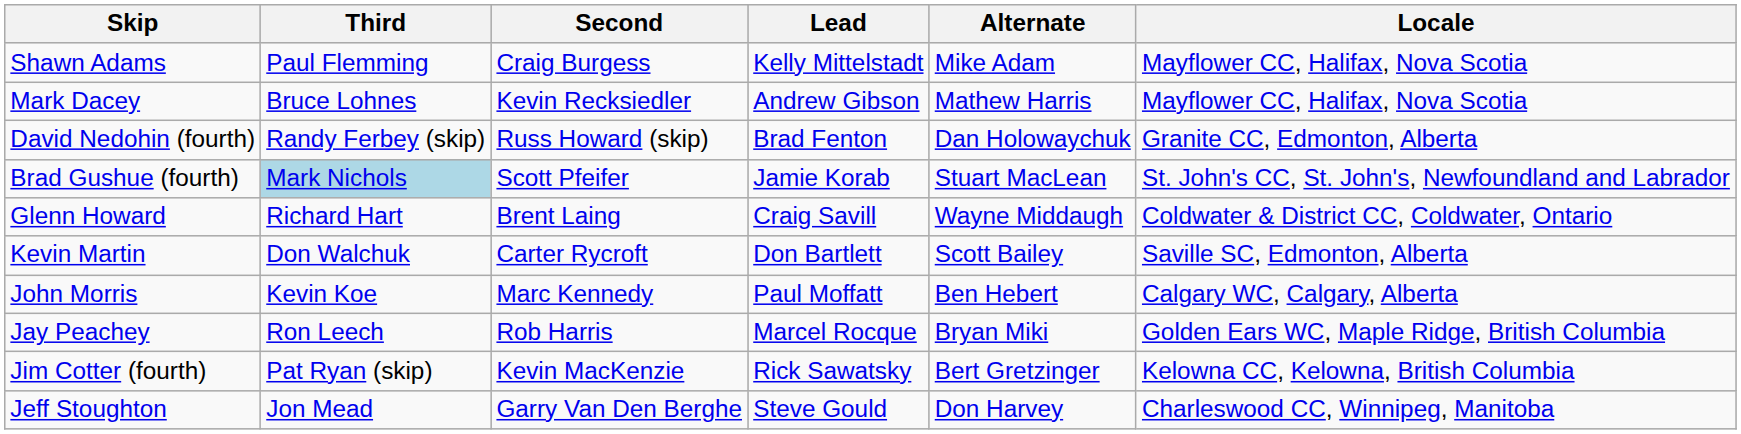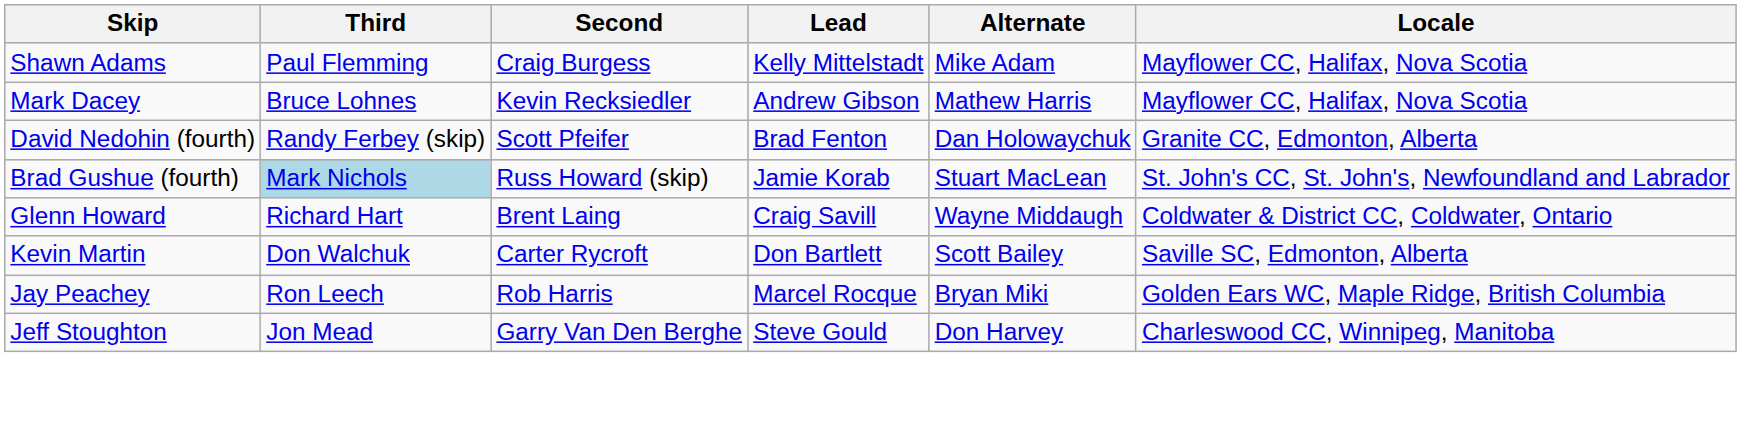(603, 139) Russ Howard (skip) -> (563, 139) Scott Pfeifer
(563, 178) Scott Pfeifer -> (603, 178) Russ Howard (skip)
- row: (74, 293)
- row: (108, 370)
